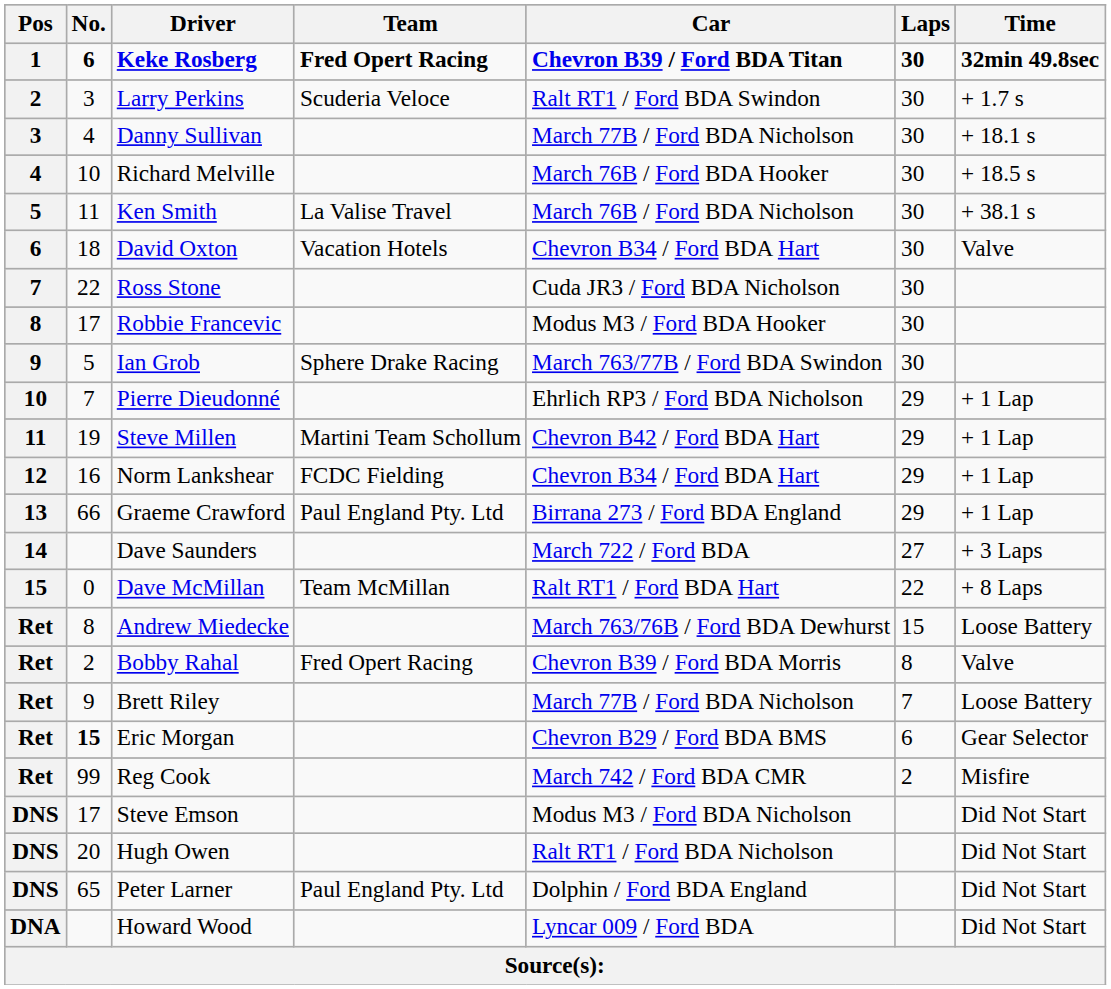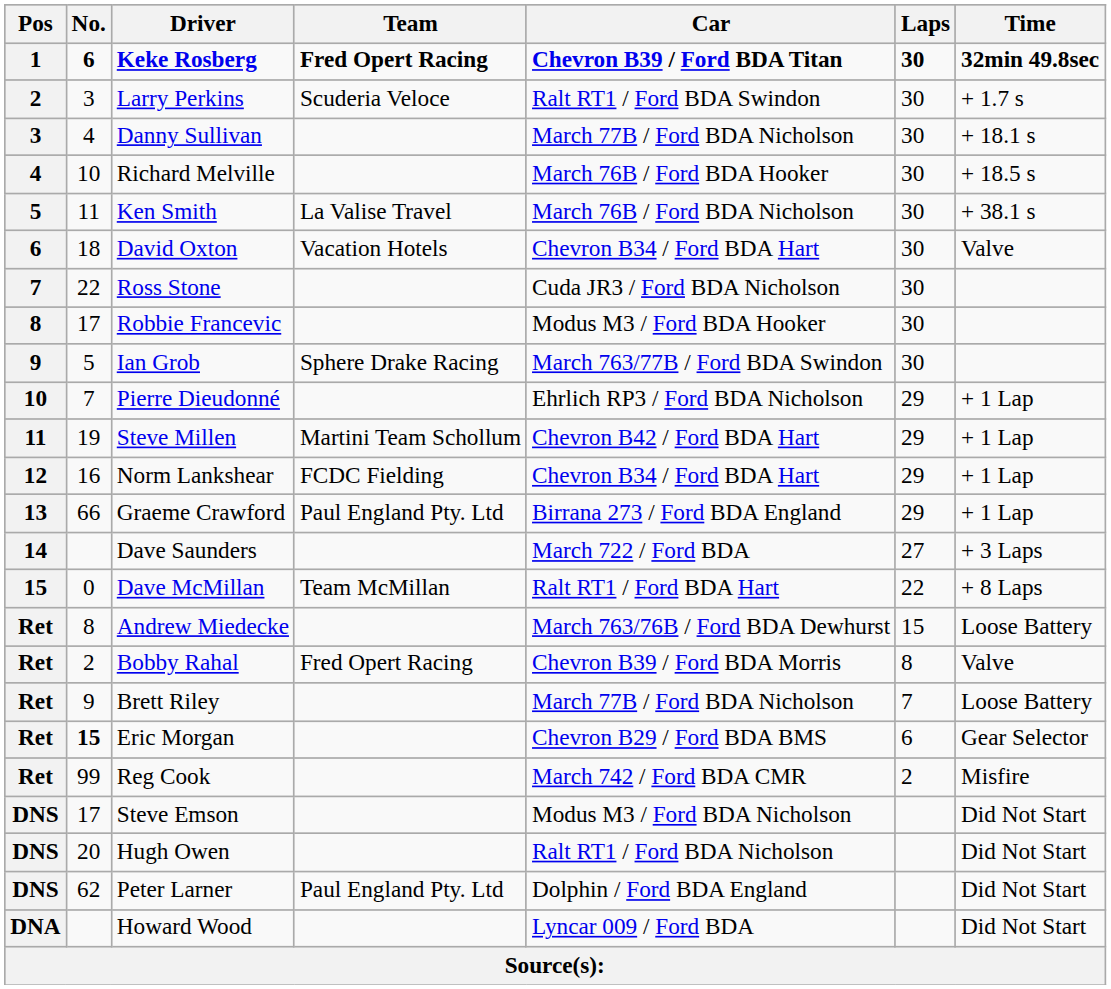(89, 889) 65 -> (89, 889) 62
